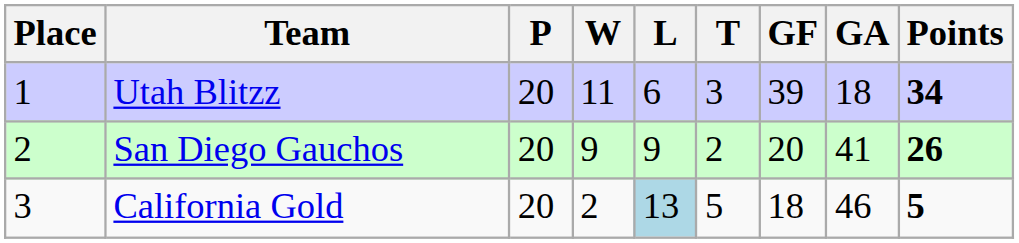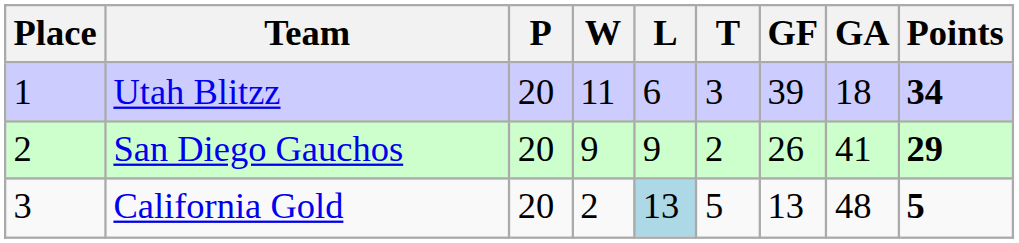(786, 149) 20 -> (786, 149) 26
(925, 149) 26 -> (925, 149) 29
(786, 206) 18 -> (786, 206) 13
(853, 206) 46 -> (853, 206) 48
